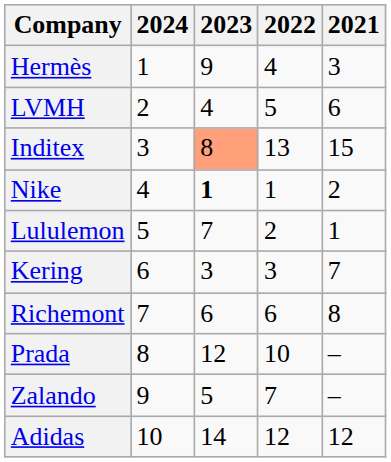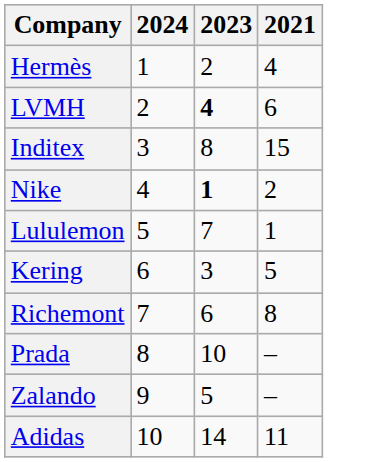- column: (290, 25)
(207, 66) 9 -> (207, 66) 2
(334, 66) 3 -> (271, 66) 4
(207, 107) normal -> (207, 107) bold
(207, 148) lightsalmon background -> (207, 148) no background
(334, 271) 7 -> (271, 271) 5
(213, 353) 12 -> (213, 353) 10
(341, 436) 12 -> (277, 436) 11
